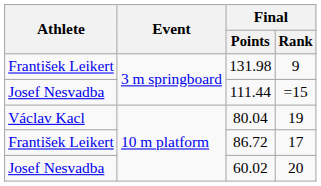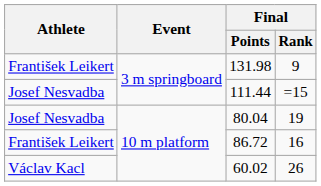(46, 117) Václav Kacl -> (56, 117) Josef Nesvadba
(296, 143) 17 -> (296, 143) 16
(56, 168) Josef Nesvadba -> (46, 168) Václav Kacl
(296, 168) 20 -> (296, 168) 26
